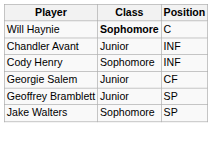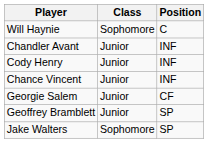(129, 29) bold -> (127, 29) normal
(127, 63) Sophomore -> (114, 63) Junior
+ row: (44, 79)
